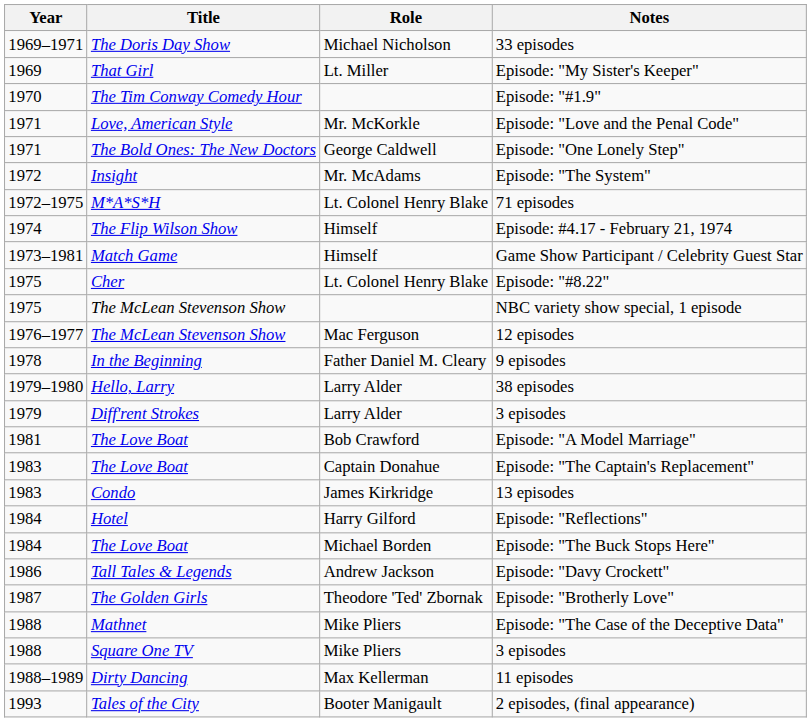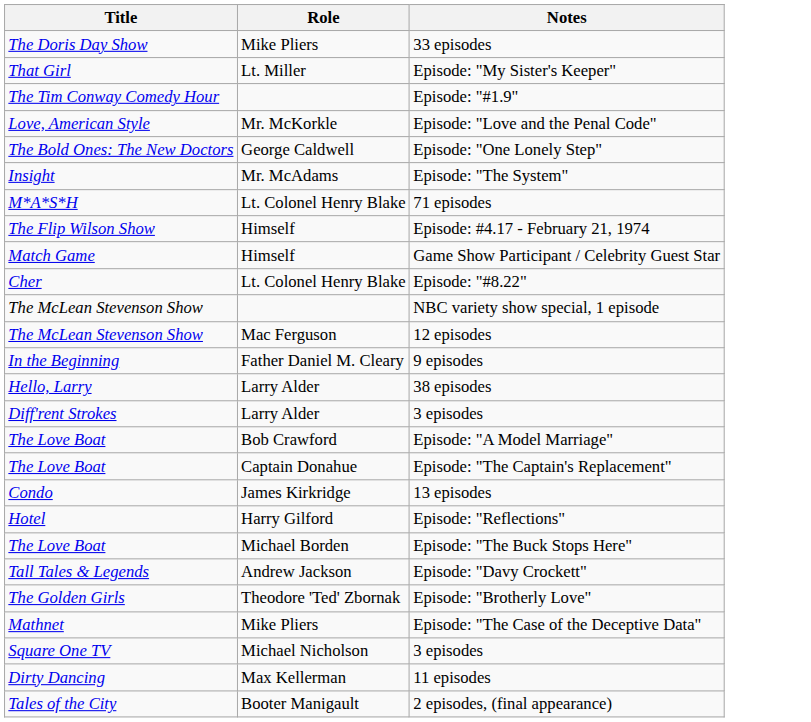- column: (46, 17)
(387, 44) Michael Nicholson -> (280, 44) Mike Pliers
(362, 651) Mike Pliers -> (305, 651) Michael Nicholson
